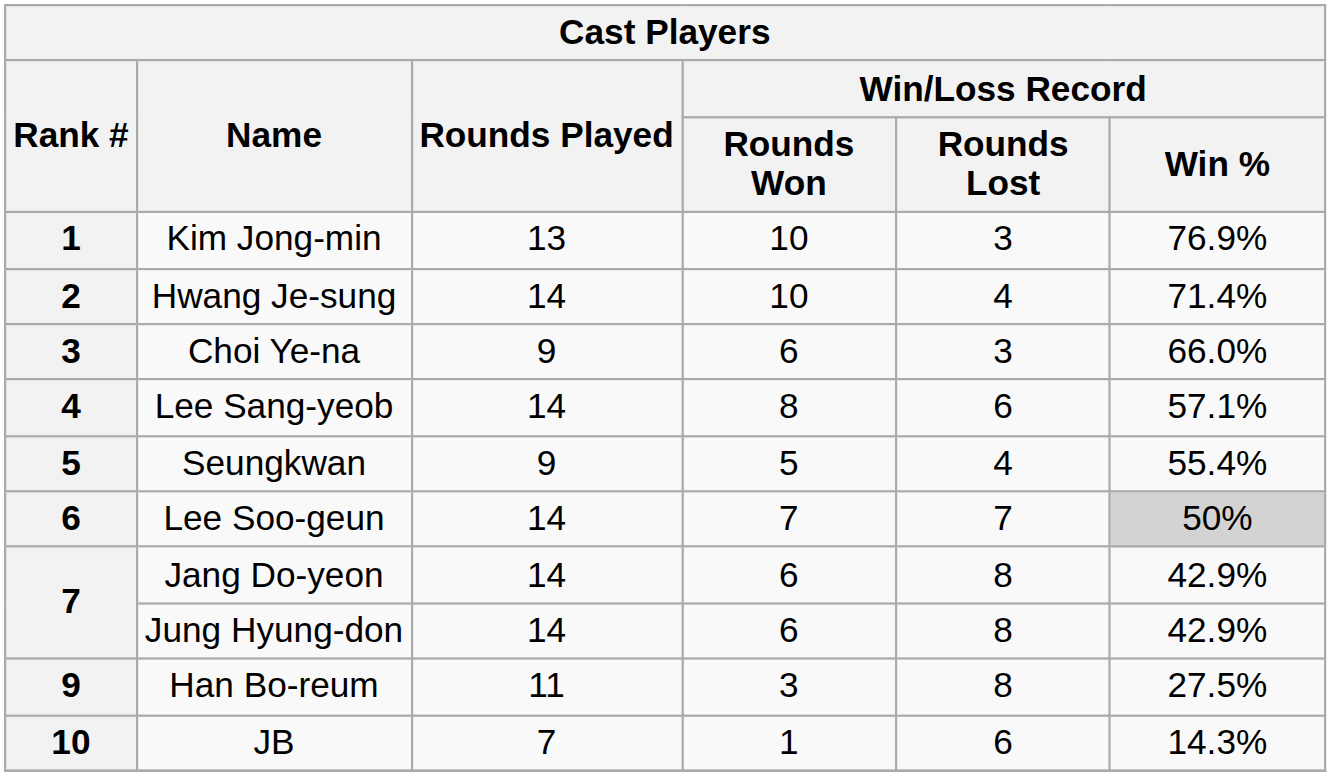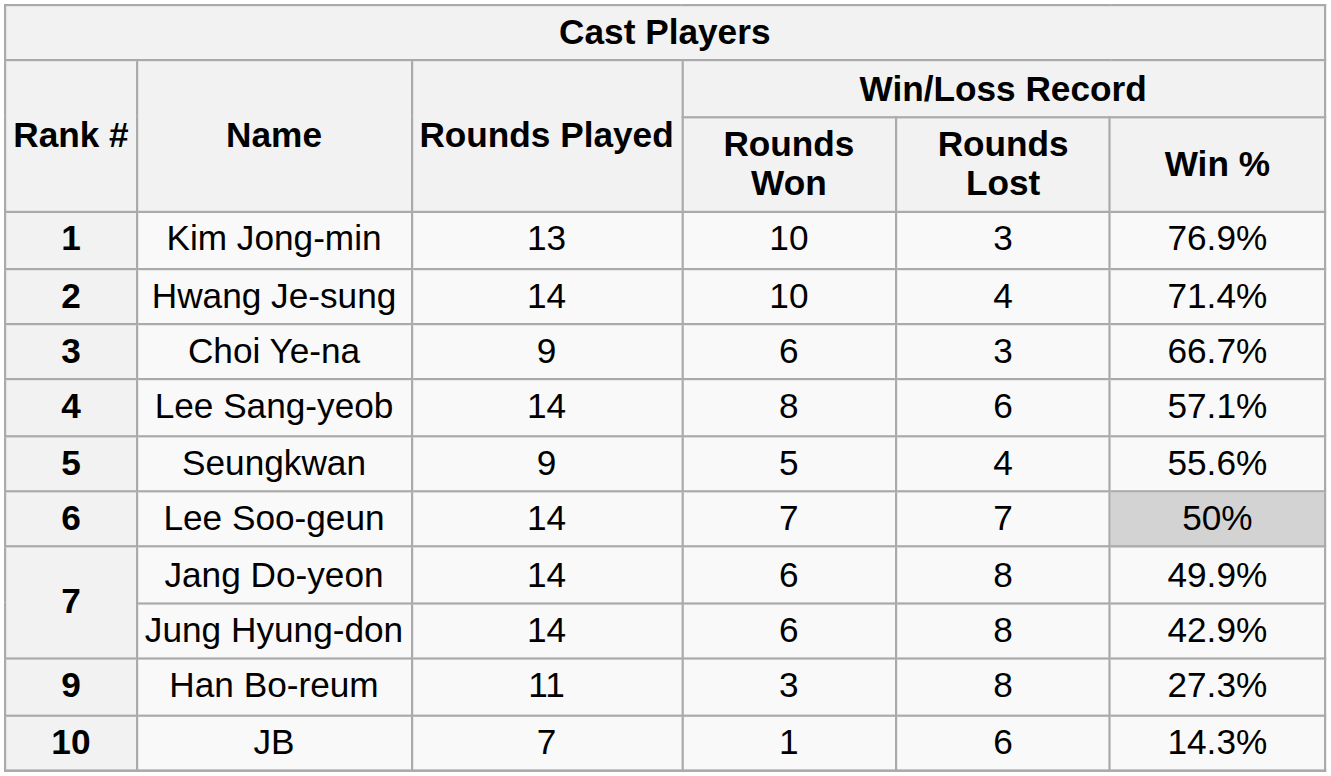(1217, 351) 66.0% -> (1217, 351) 66.7%
(1217, 462) 55.4% -> (1217, 462) 55.6%
(1217, 574) 42.9% -> (1217, 574) 49.9%
(1217, 686) 27.5% -> (1217, 686) 27.3%
